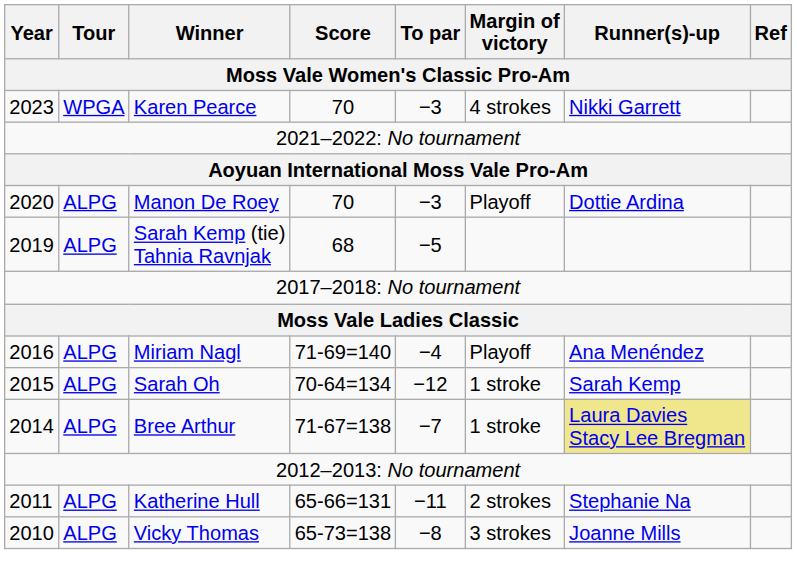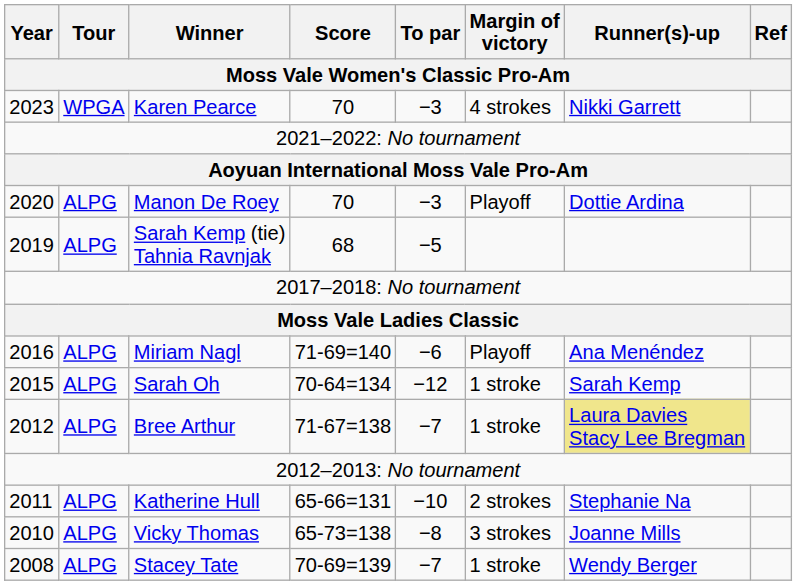(430, 351) −4 -> (430, 351) −6
(32, 426) 2014 -> (32, 426) 2012
(430, 501) −11 -> (430, 501) −10
+ row: (186, 564)
